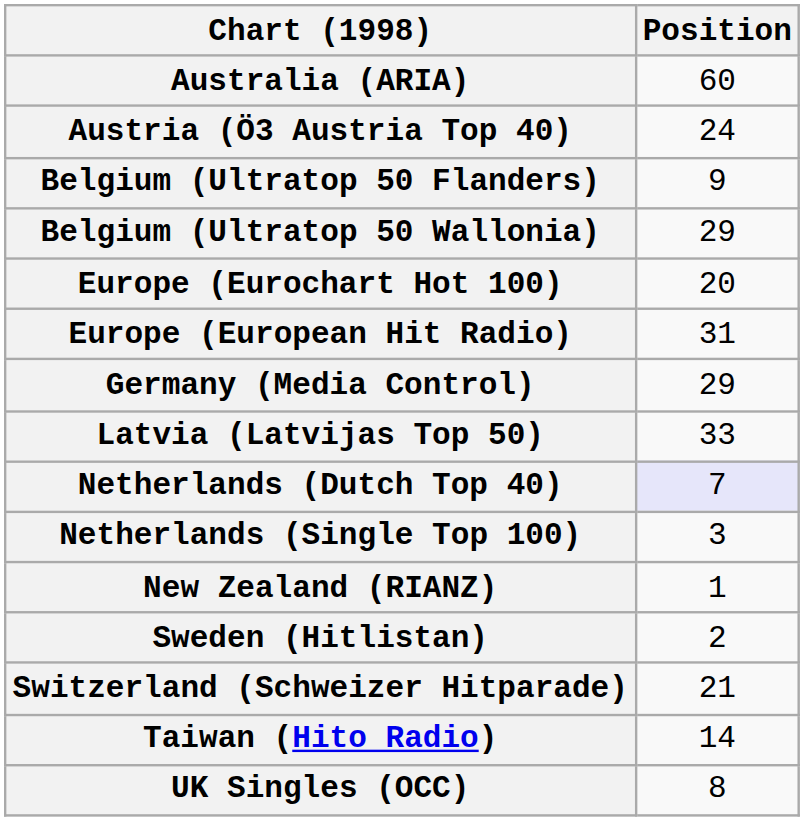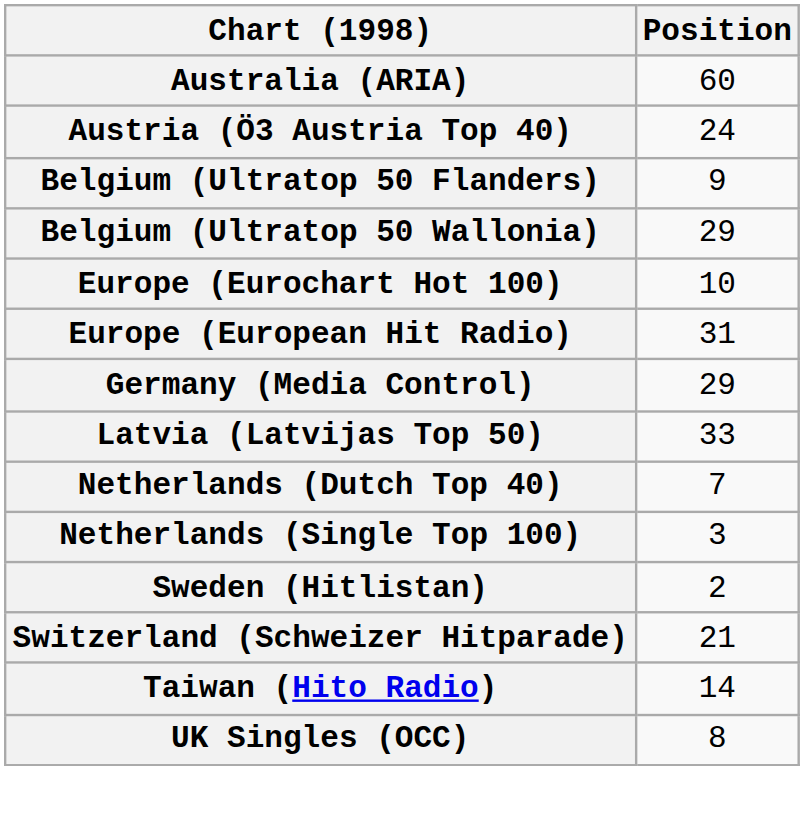(717, 284) 20 -> (717, 284) 10
(717, 486) lavender background -> (717, 486) no background
- row: (320, 588)
